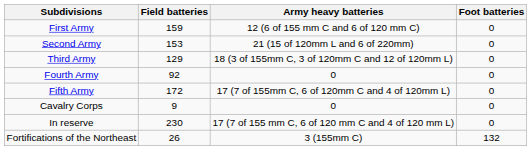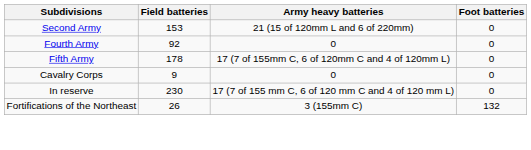- row: (71, 28)
- row: (71, 59)
(174, 91) 172 -> (174, 59) 178
